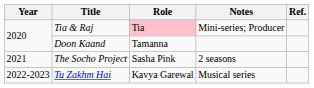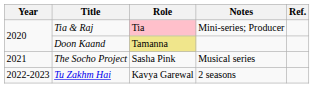(150, 43) no background -> (150, 43) khaki background
(217, 59) 2 seasons -> (227, 59) Musical series
(227, 75) Musical series -> (217, 75) 2 seasons
